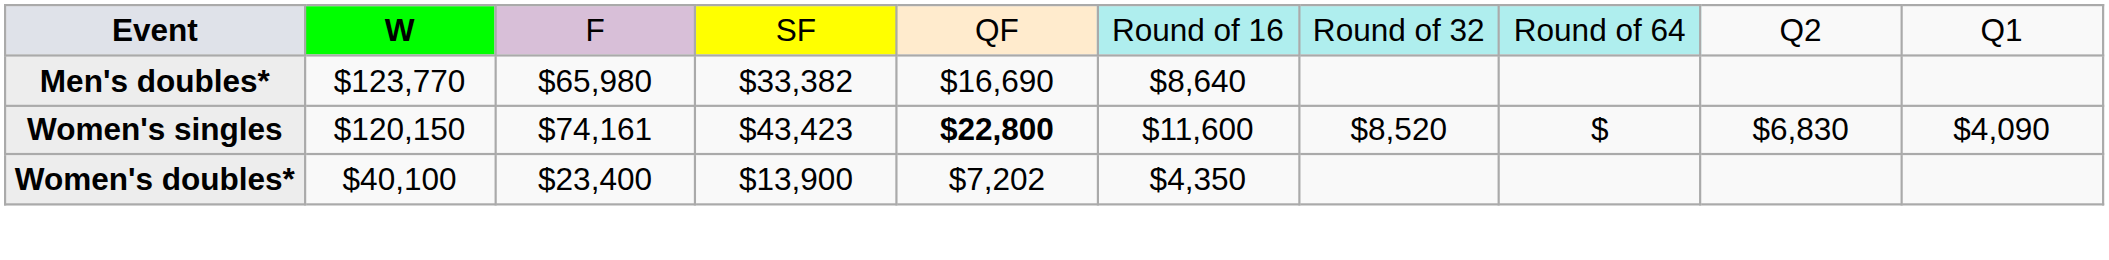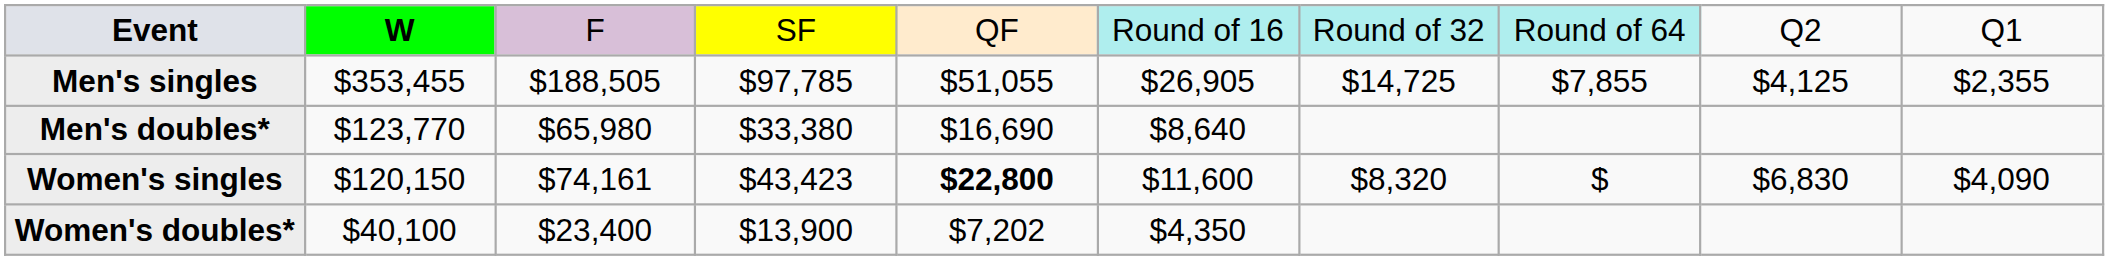+ row: (155, 80)
(796, 80) $33,382 -> (796, 130) $33,380
(1399, 130) $8,520 -> (1399, 180) $8,320
